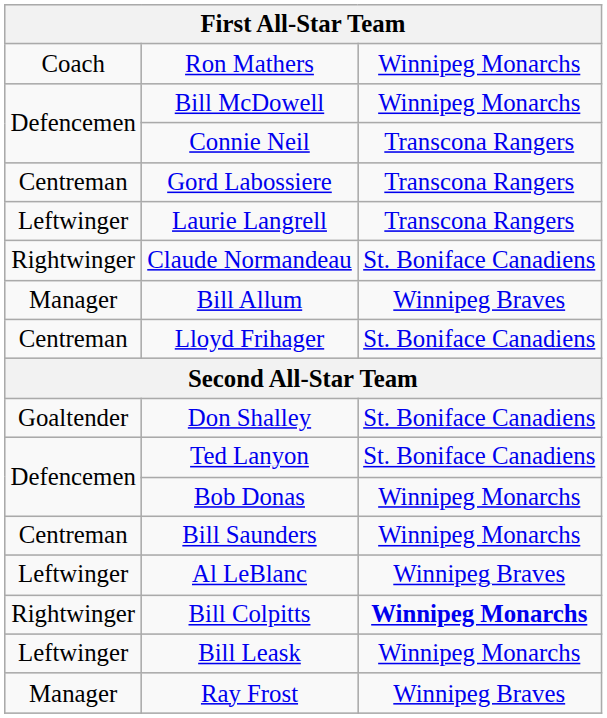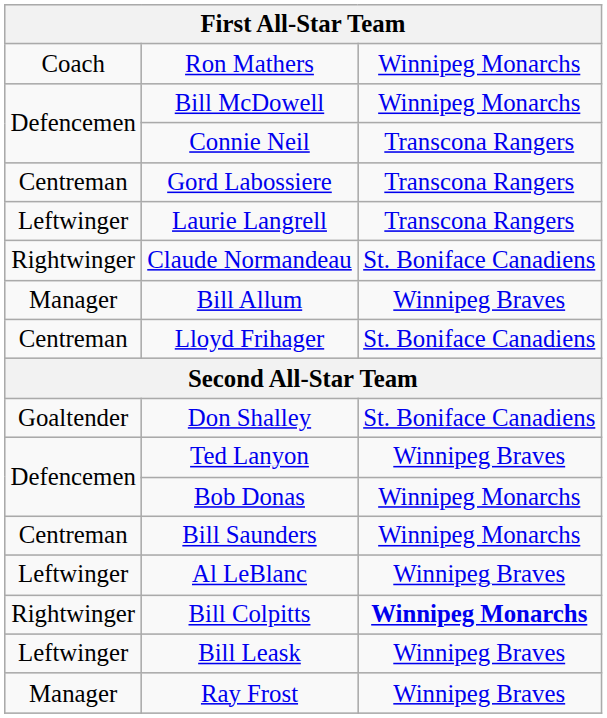(479, 456) St. Boniface Canadiens -> (479, 456) Winnipeg Braves
(479, 653) Winnipeg Monarchs -> (479, 653) Winnipeg Braves
